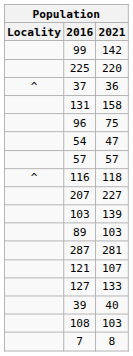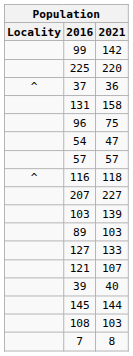- row: (80, 250)
rows swapped: (80, 287) <-> (80, 269)
+ row: (80, 305)
